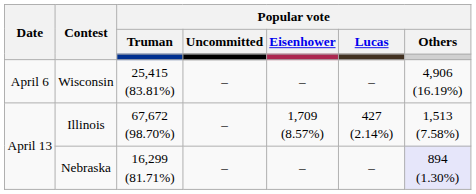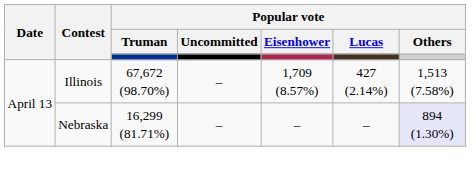- row: (86, 82)
